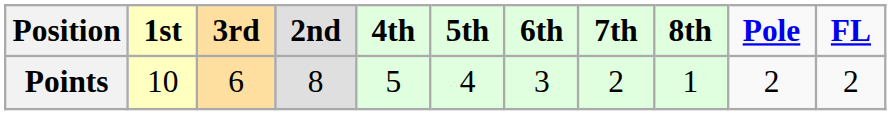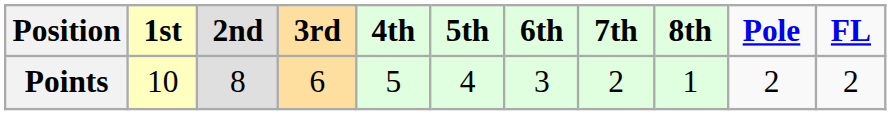columns swapped: (316, 30) <-> (236, 30)
